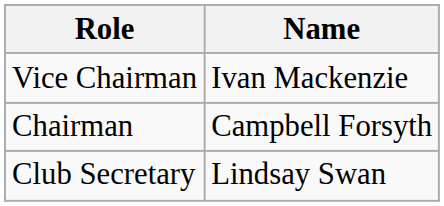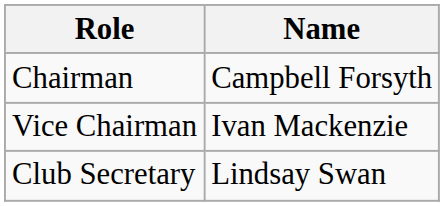rows swapped: (73, 126) <-> (105, 77)
